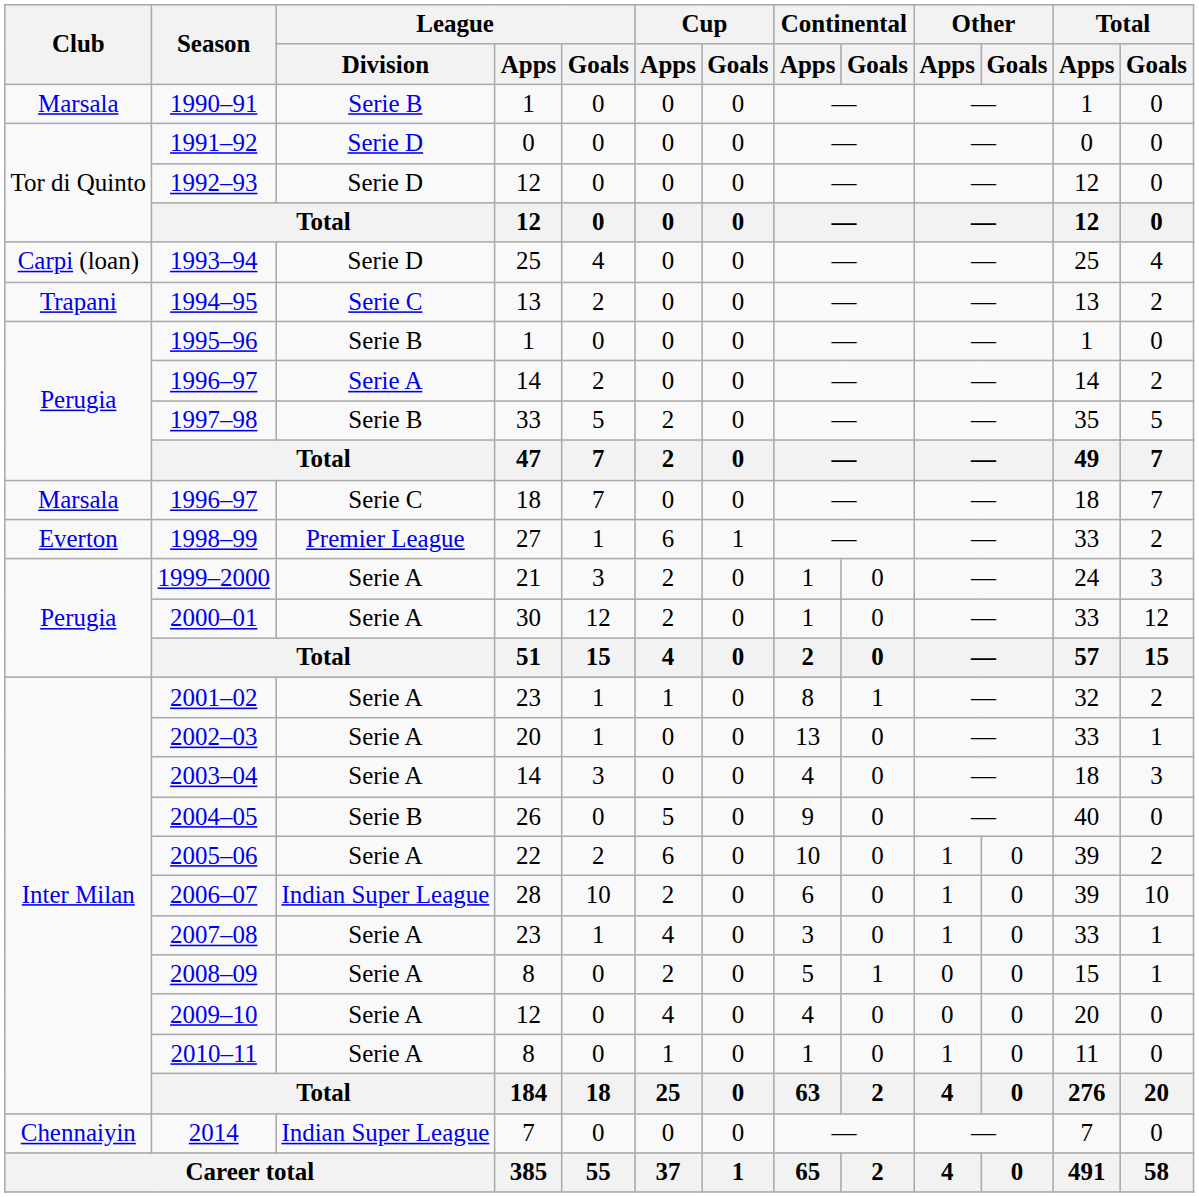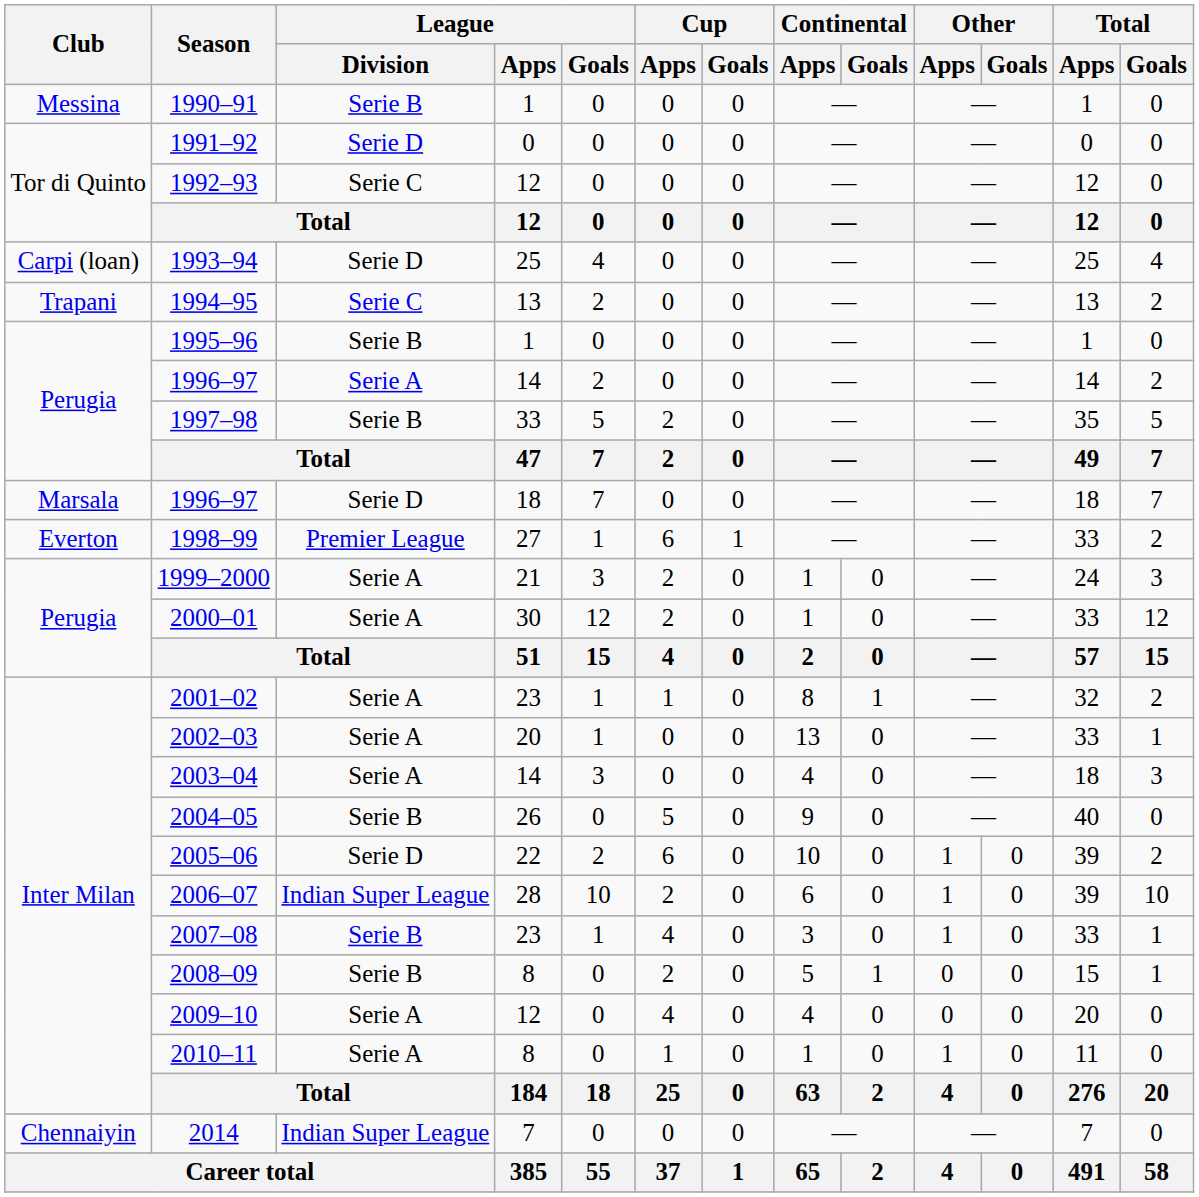(78, 103) Marsala -> (78, 103) Messina
(385, 182) Serie D -> (385, 182) Serie C
(385, 499) Serie C -> (385, 499) Serie D
(385, 855) Serie A -> (385, 855) Serie D
(385, 934) Serie A -> (385, 934) Serie B
(385, 974) Serie A -> (385, 974) Serie B
